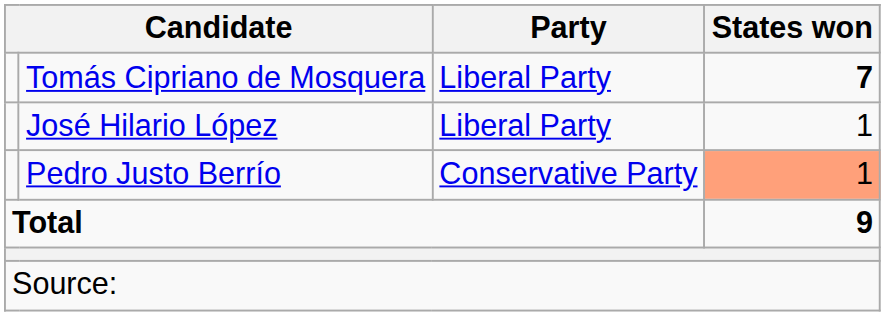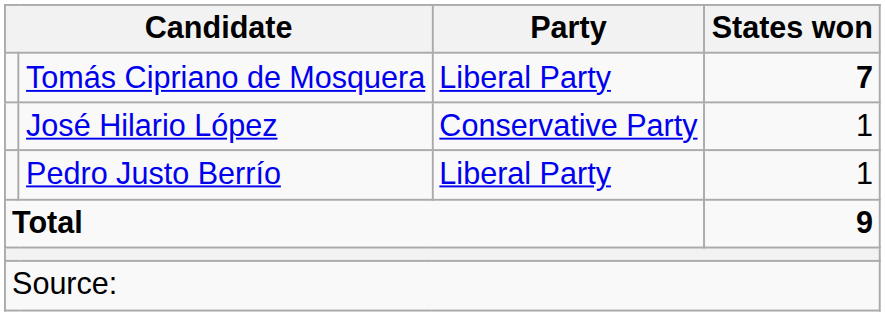(525, 125) Liberal Party -> (568, 125) Conservative Party
(568, 174) Conservative Party -> (525, 174) Liberal Party
(864, 174) lightsalmon background -> (864, 174) no background
